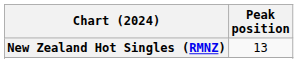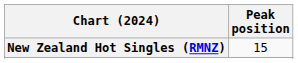(261, 48) 13 -> (261, 48) 15
